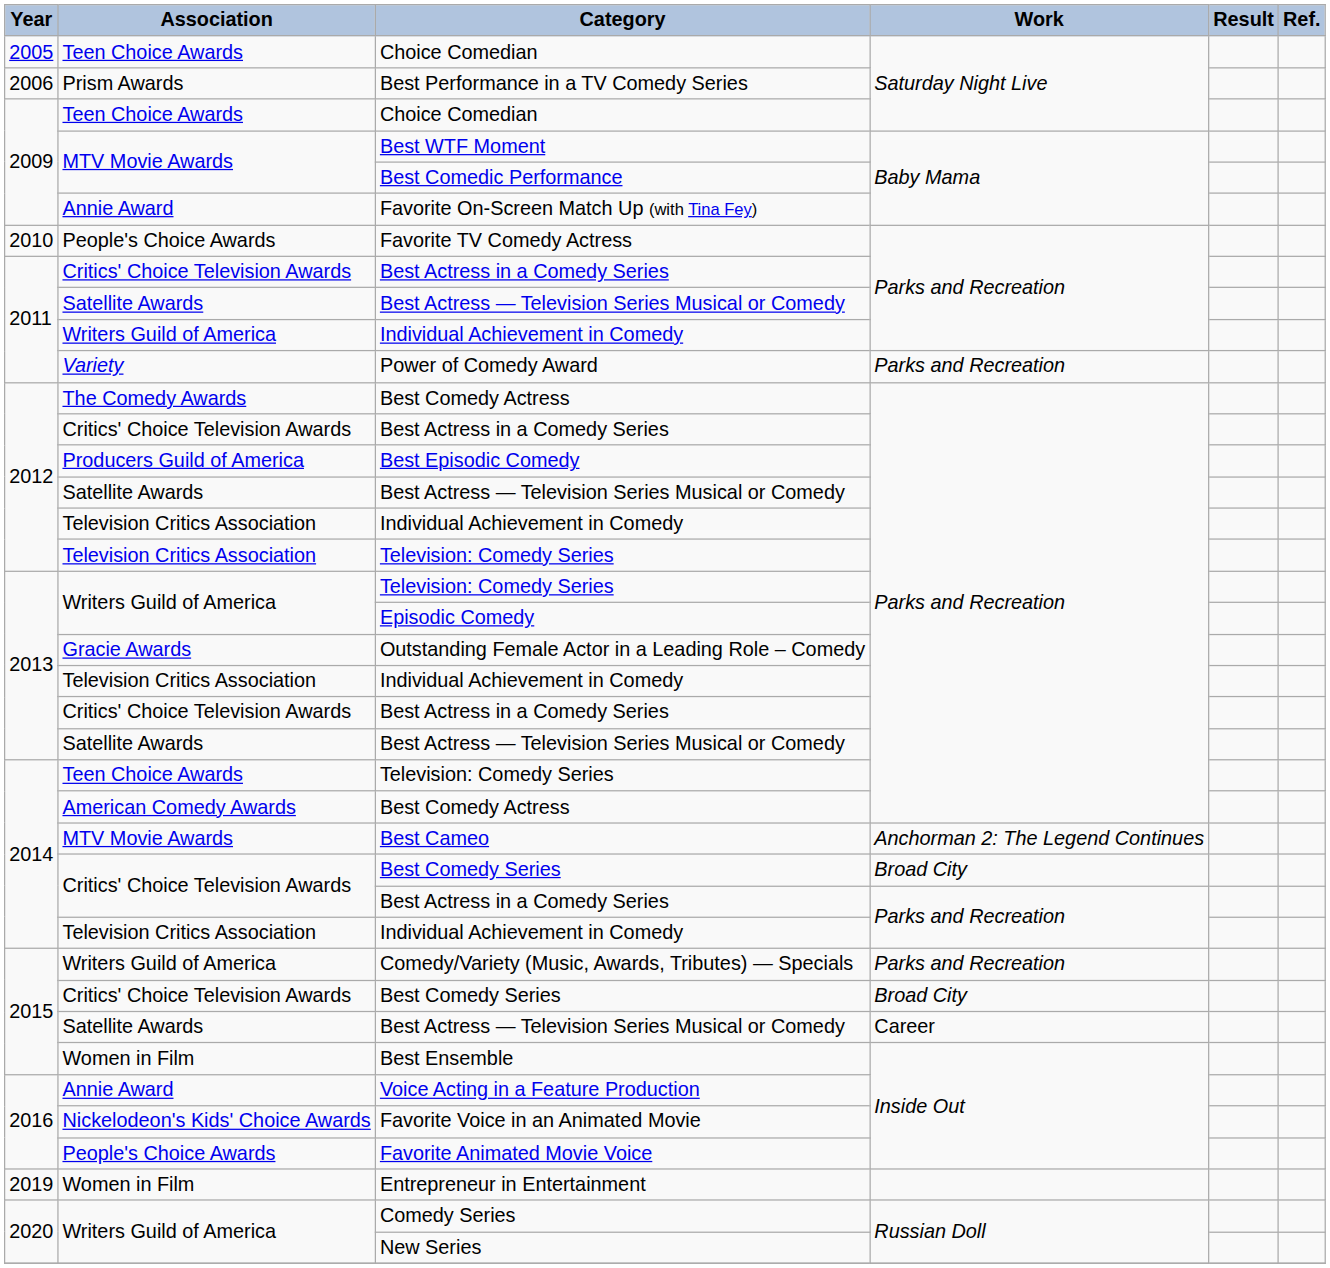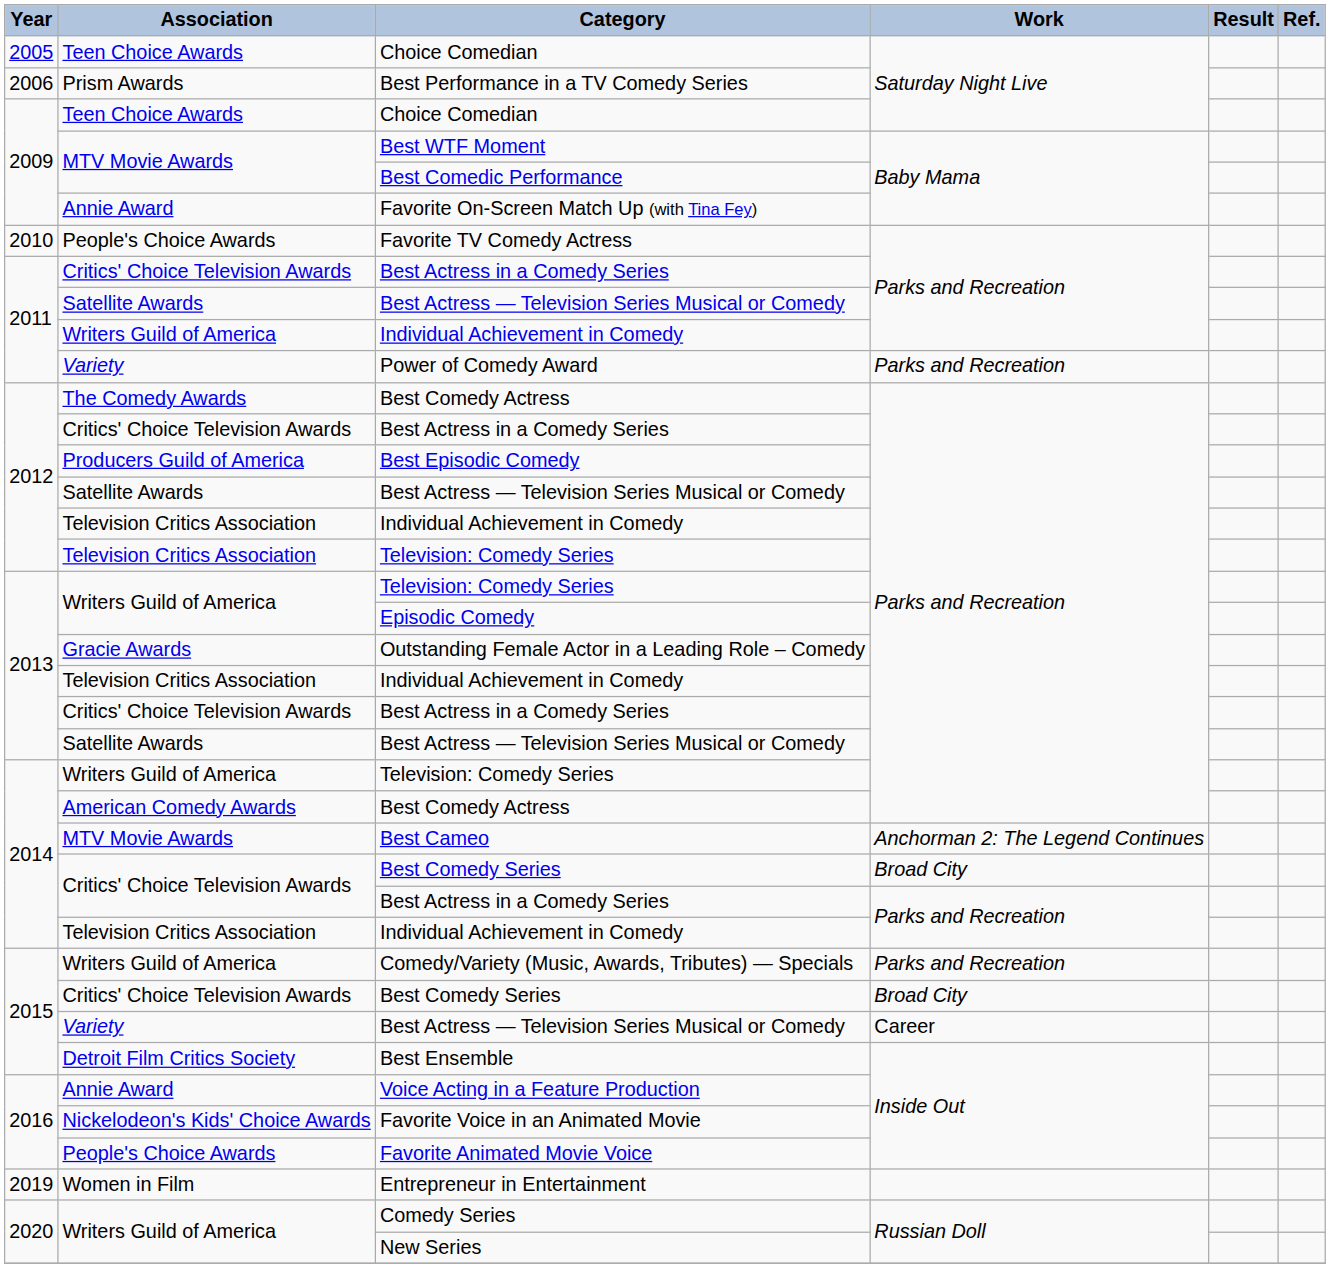(153, 775) Teen Choice Awards -> (169, 775) Writers Guild of America
(133, 1027) Satellite Awards -> (93, 1027) Variety
(128, 1058) Women in Film -> (179, 1058) Detroit Film Critics Society
